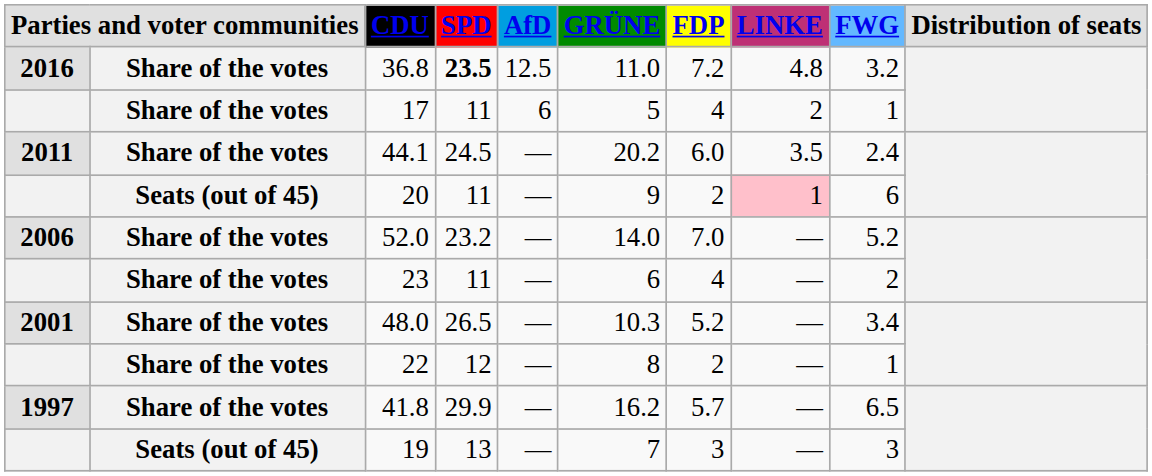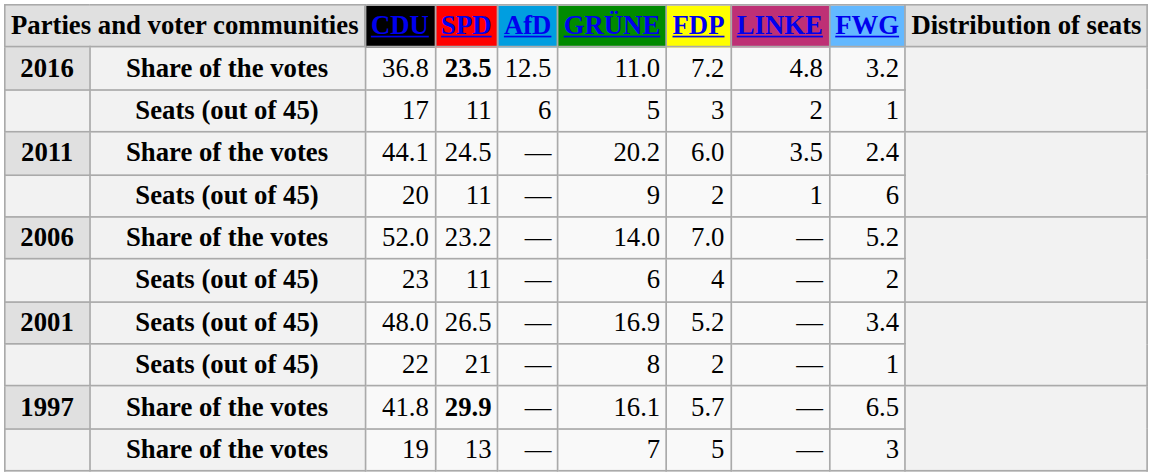(227, 110) Share of the votes -> (227, 110) Seats (out of 45)
(718, 110) 4 -> (718, 110) 3
(816, 195) pink background -> (816, 195) no background
(227, 279) Share of the votes -> (227, 279) Seats (out of 45)
(227, 322) Share of the votes -> (227, 322) Seats (out of 45)
(637, 322) 10.3 -> (637, 322) 16.9
(227, 364) Share of the votes -> (227, 364) Seats (out of 45)
(478, 364) 12 -> (478, 364) 21
(468, 407) normal -> (468, 407) bold
(637, 407) 16.2 -> (637, 407) 16.1
(227, 449) Seats (out of 45) -> (227, 449) Share of the votes
(718, 449) 3 -> (718, 449) 5
